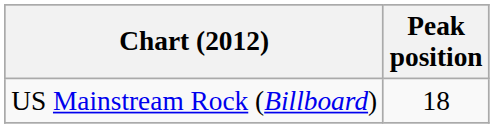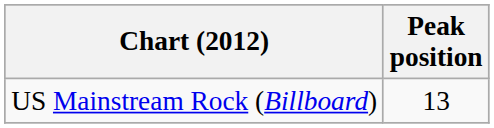(436, 100) 18 -> (436, 100) 13
